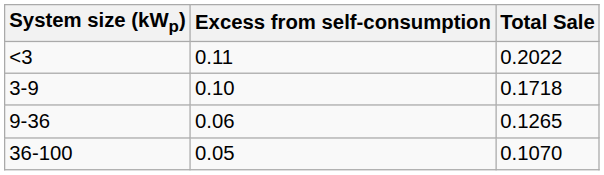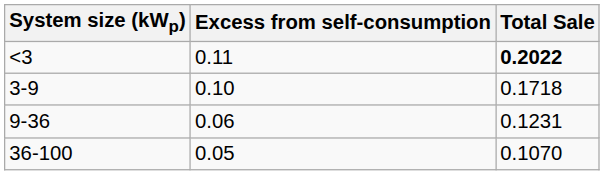(531, 56) normal -> (531, 56) bold
(531, 121) 0.1265 -> (531, 121) 0.1231
